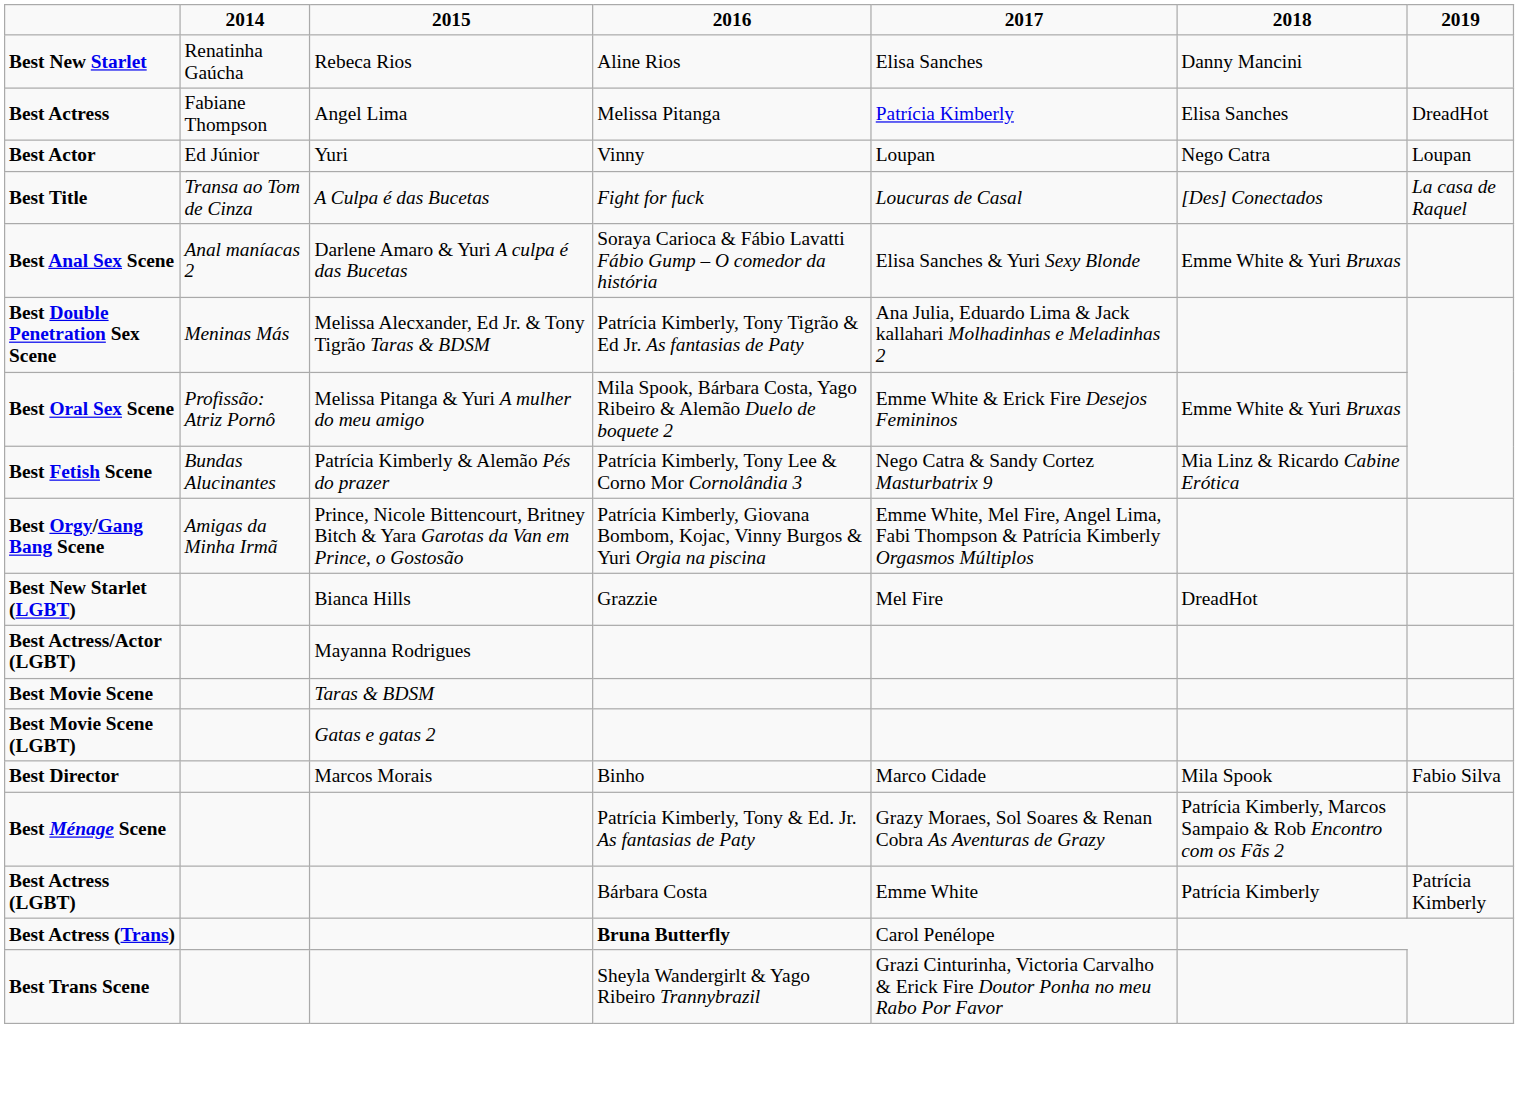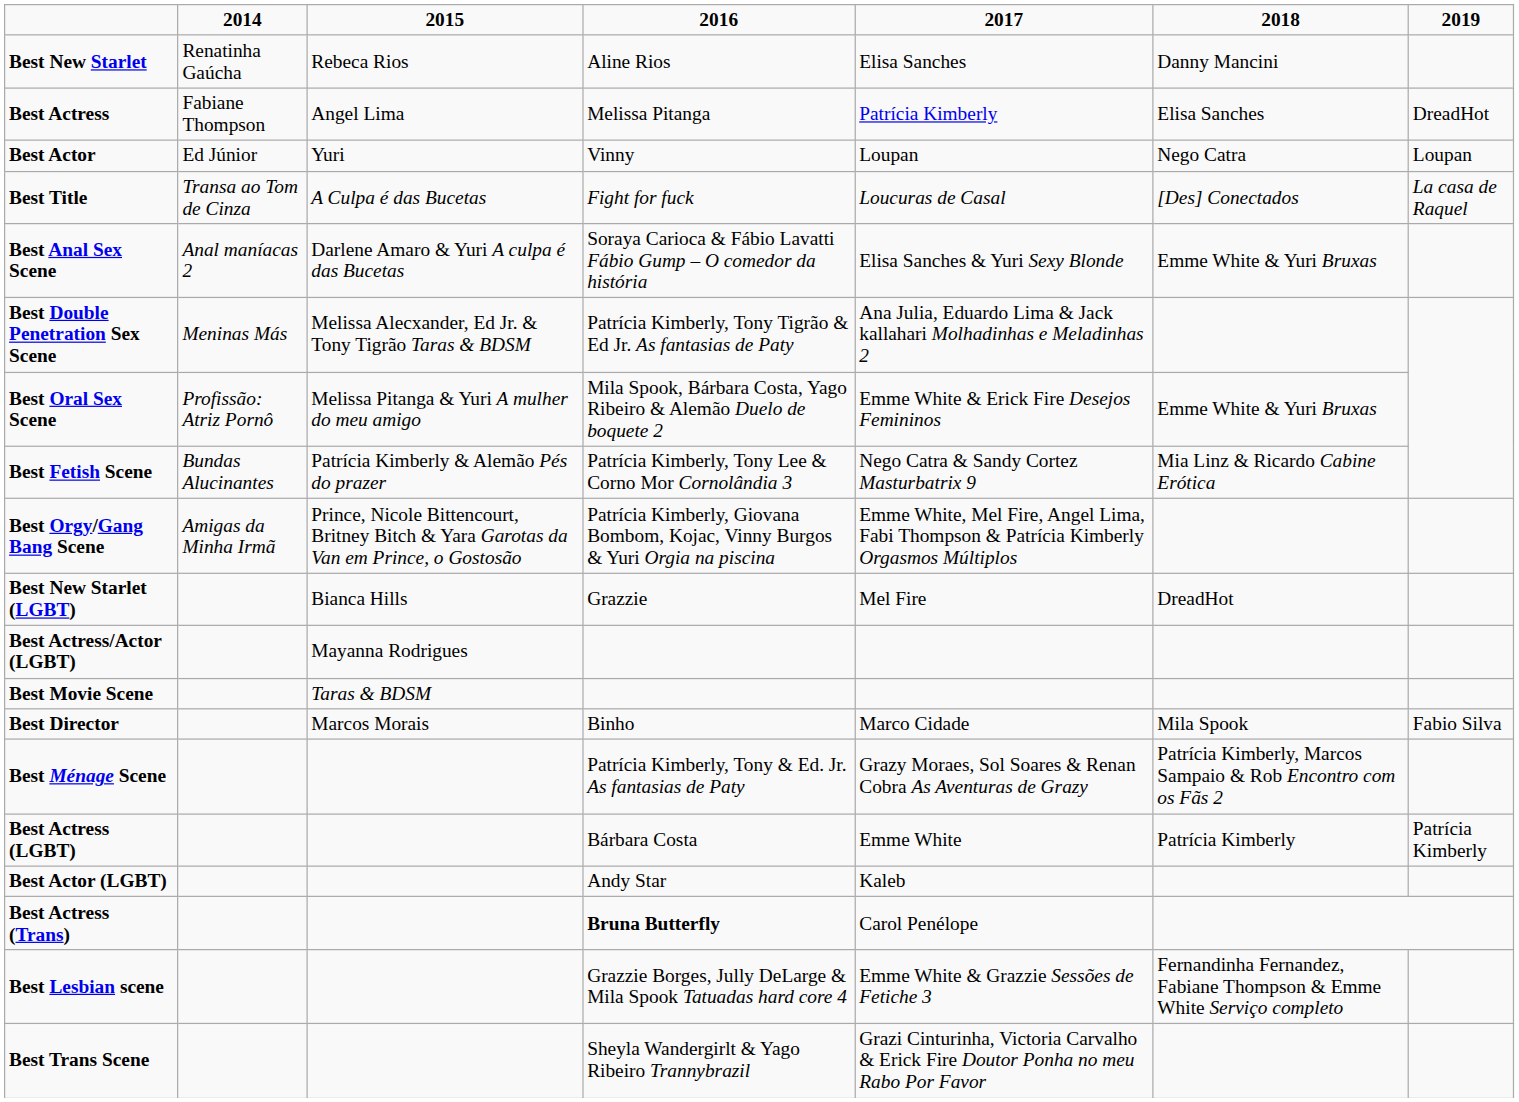- row: (81, 734)
+ row: (88, 881)
+ row: (87, 986)
